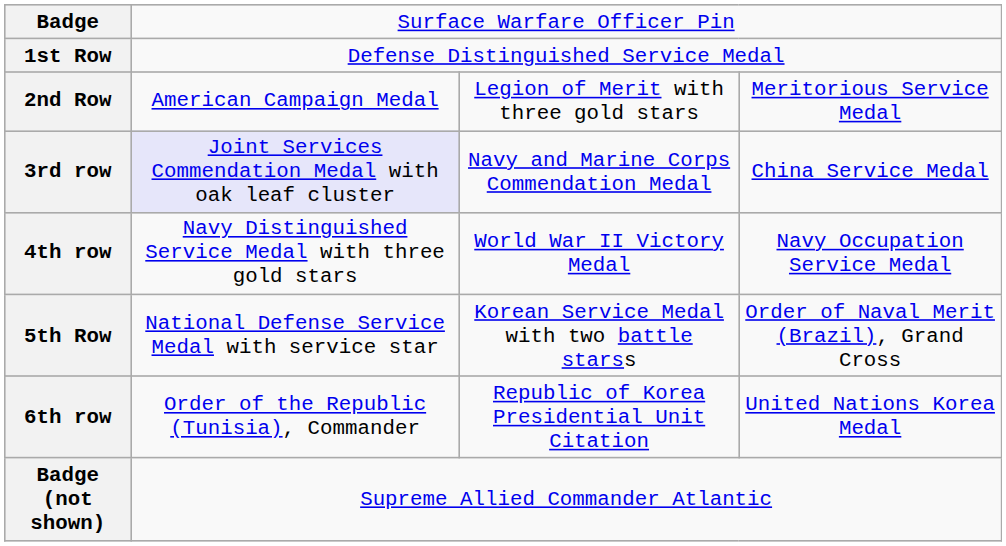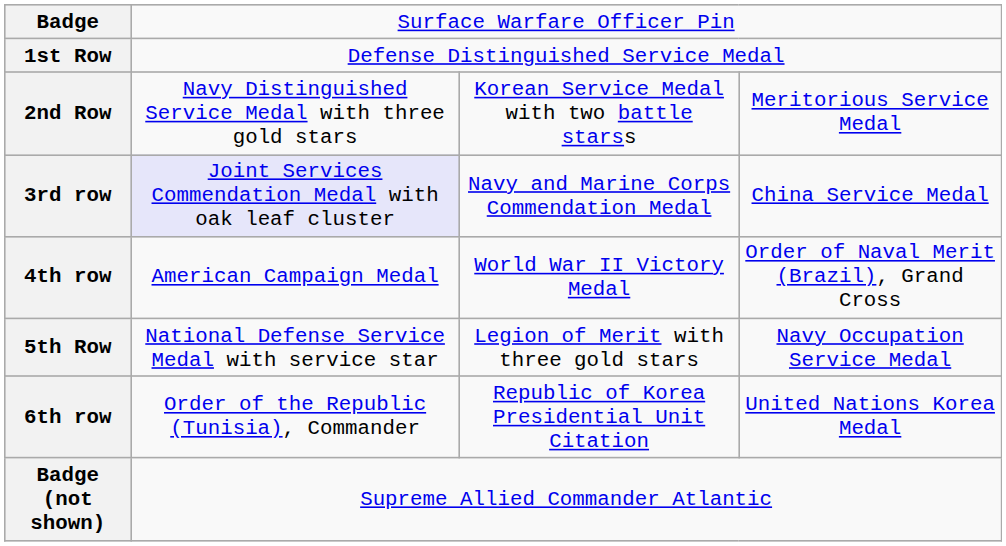(295, 102) American Campaign Medal -> (295, 114) Navy Distinguished Service Medal with three gold stars
(599, 102) Legion of Merit with three gold stars -> (599, 114) Korean Service Medal with two battle starss
(295, 253) Navy Distinguished Service Medal with three gold stars -> (295, 277) American Campaign Medal
(870, 253) Navy Occupation Service Medal -> (870, 277) Order of Naval Merit (Brazil), Grand Cross
(599, 335) Korean Service Medal with two battle starss -> (599, 347) Legion of Merit with three gold stars
(870, 335) Order of Naval Merit (Brazil), Grand Cross -> (870, 347) Navy Occupation Service Medal
